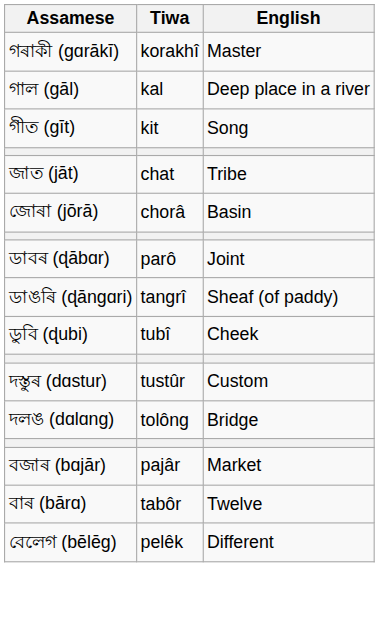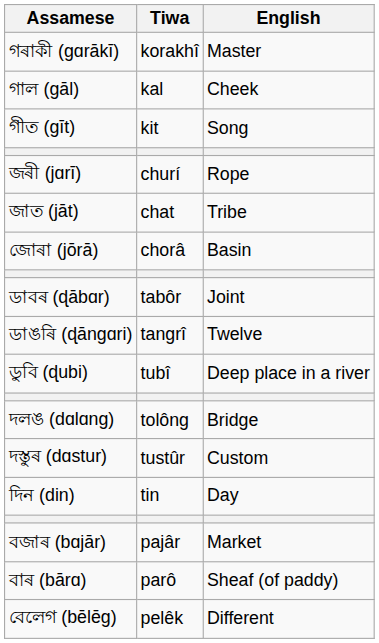(288, 89) Deep place in a river -> (233, 89) Cheek
+ row: (45, 173)
(158, 258) parô -> (161, 297) tabôr
(273, 297) Sheaf (of paddy) -> (235, 335) Twelve
(233, 335) Cheek -> (288, 373) Deep place in a river
rows swapped: (61, 419) <-> (58, 380)
+ row: (42, 495)
(161, 504) tabôr -> (158, 580) parô
(235, 504) Twelve -> (273, 580) Sheaf (of paddy)
